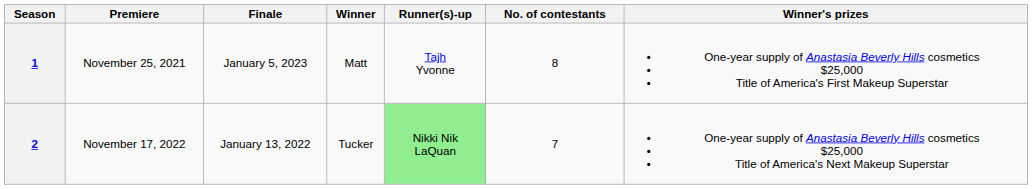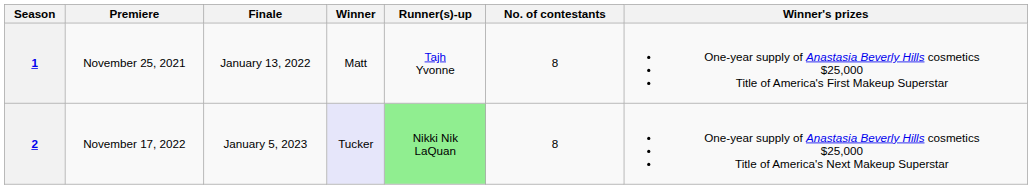(265, 64) January 5, 2023 -> (265, 64) January 13, 2022
(265, 144) January 13, 2022 -> (265, 144) January 5, 2023
(356, 144) no background -> (356, 144) lavender background
(555, 144) 7 -> (555, 144) 8
